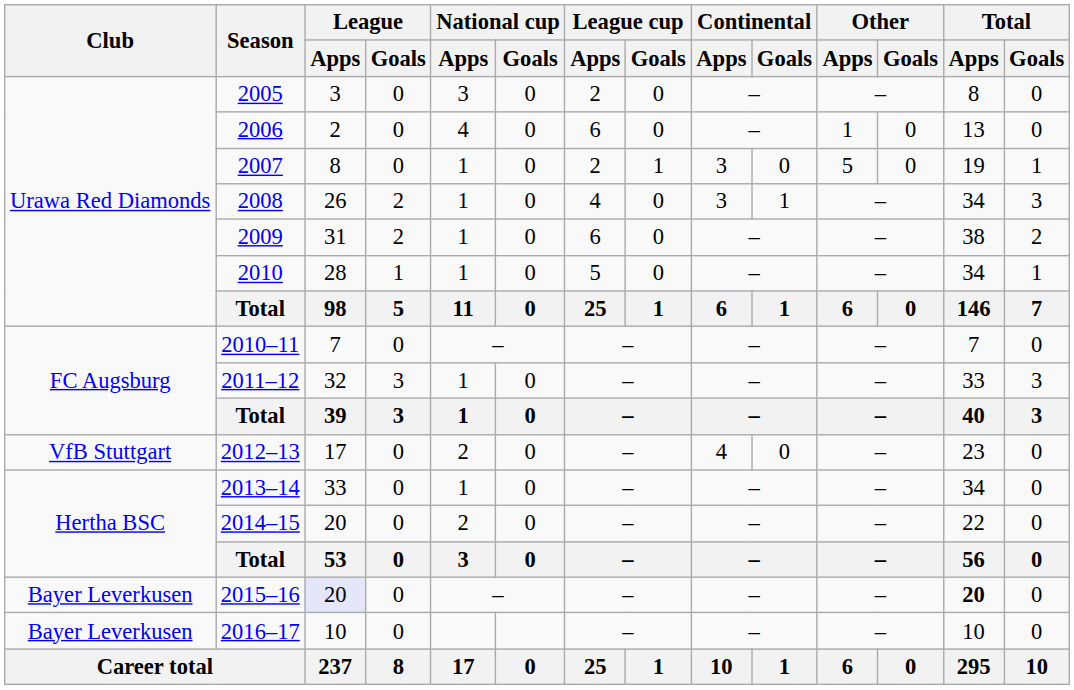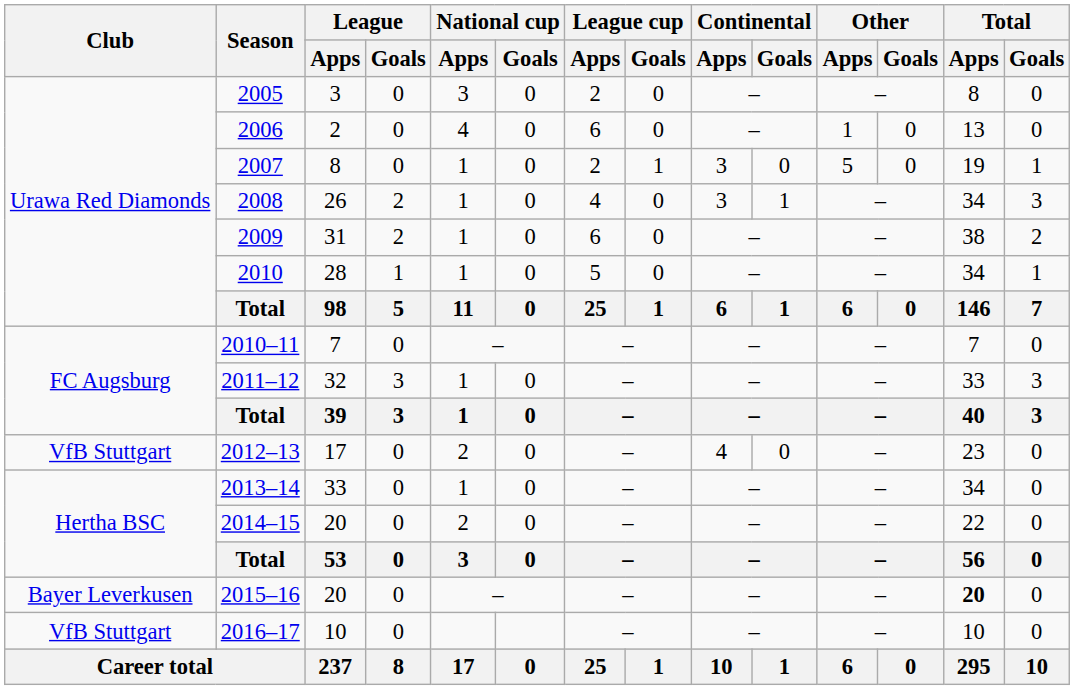(335, 594) lavender background -> (335, 594) no background
(110, 630) Bayer Leverkusen -> (110, 630) VfB Stuttgart
